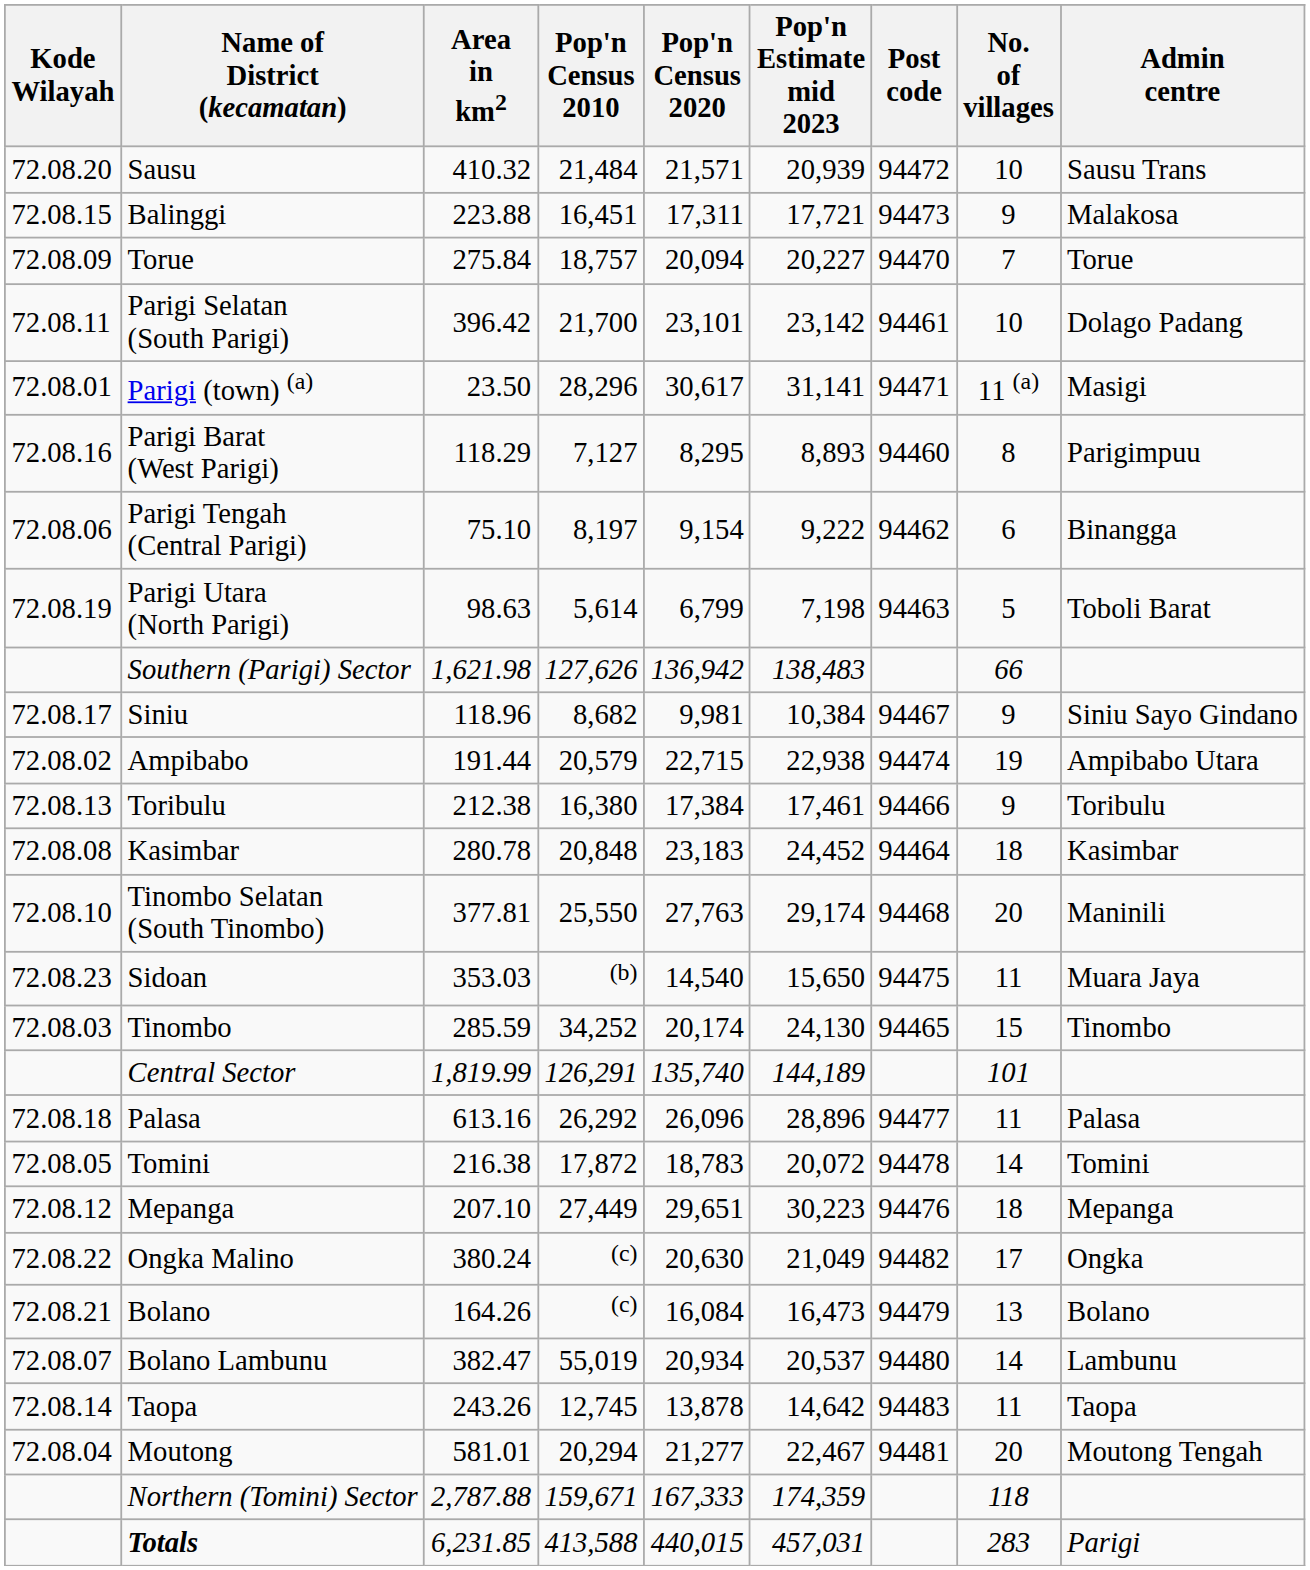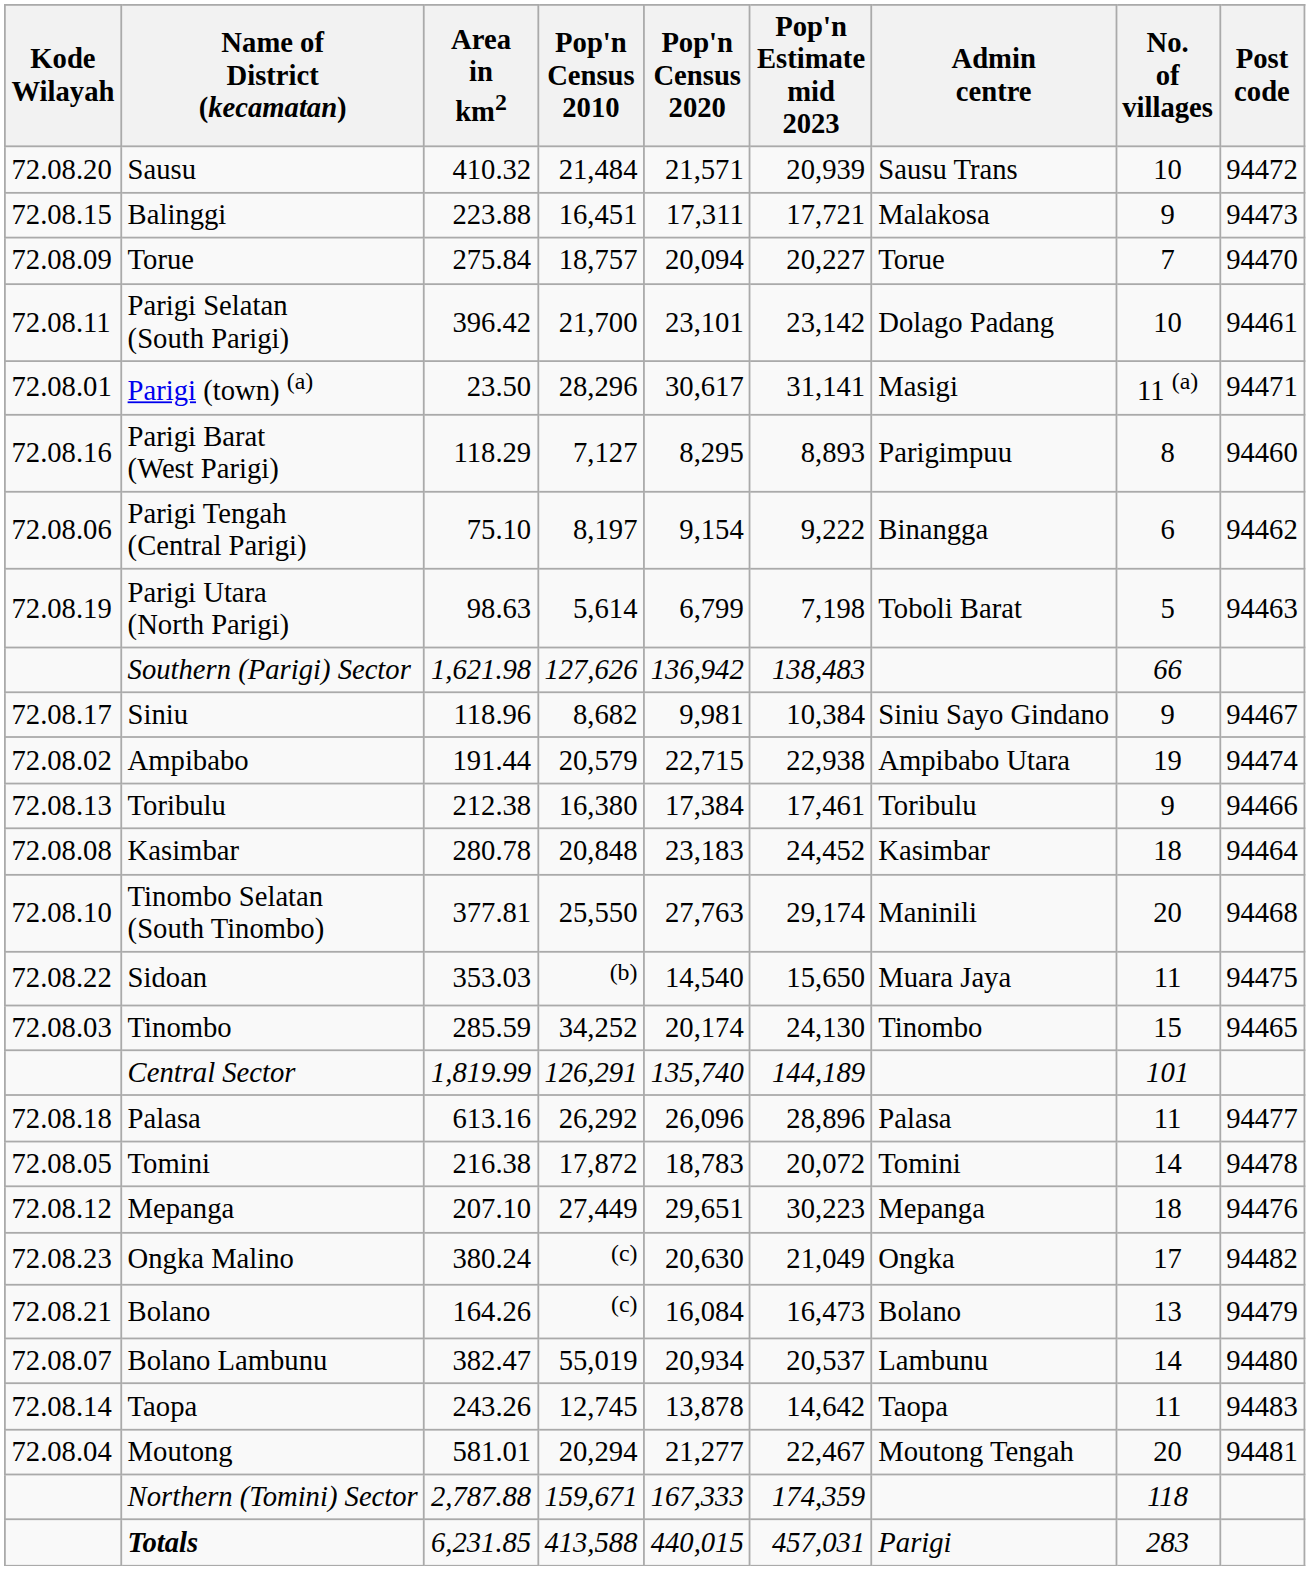columns swapped: (1182, 75) <-> (914, 75)
(62, 977) 72.08.23 -> (62, 977) 72.08.22
(62, 1258) 72.08.22 -> (62, 1258) 72.08.23
